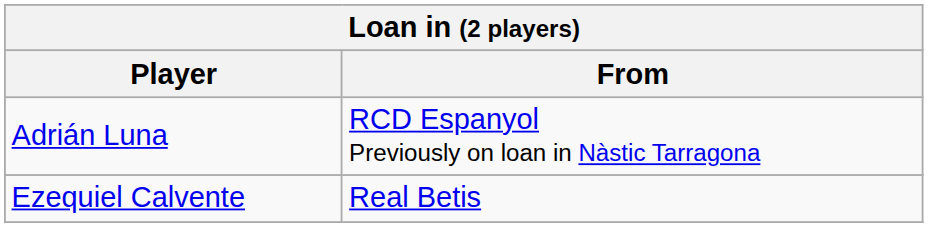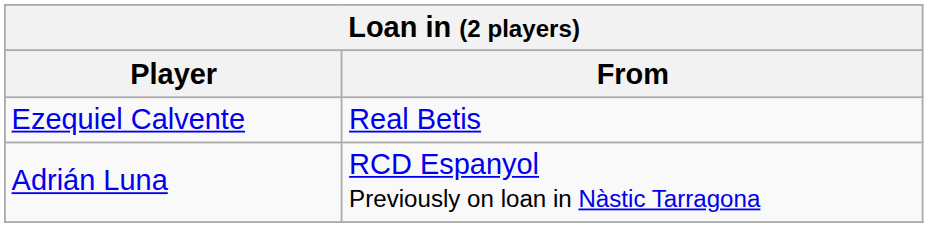rows swapped: (128, 197) <-> (90, 135)
